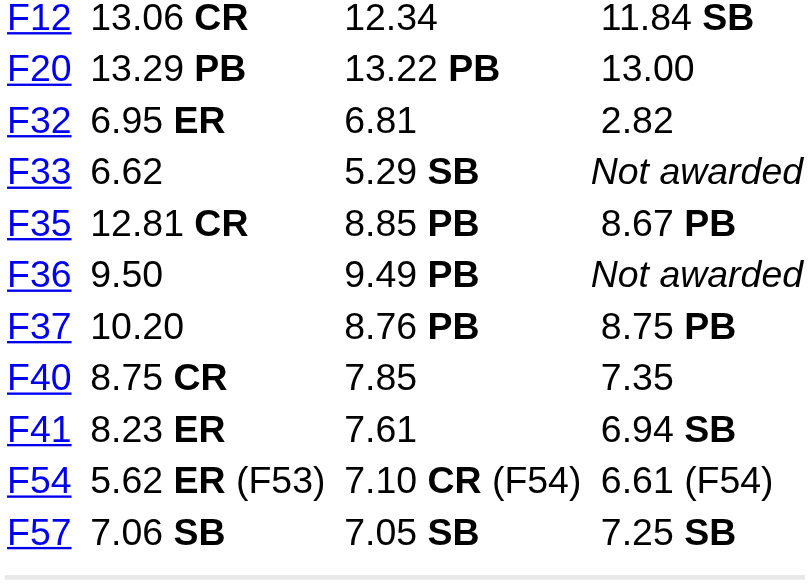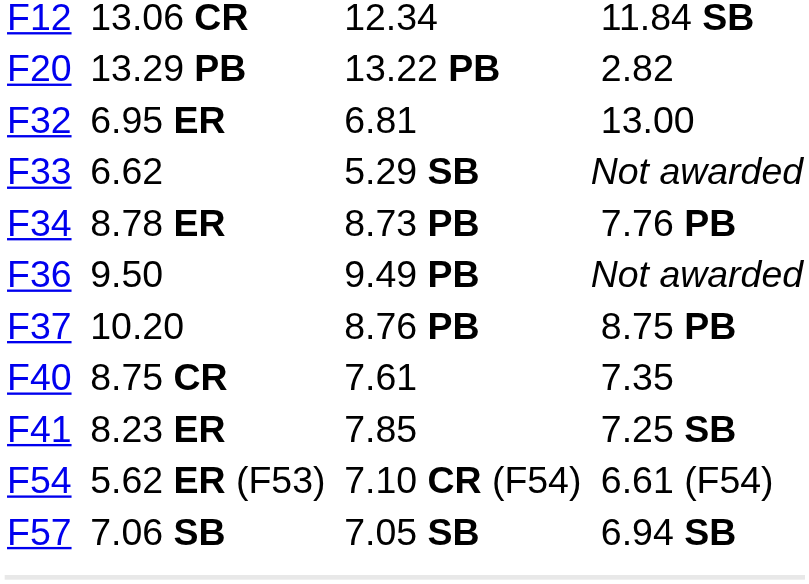(648, 68) 13.00 -> (637, 68) 2.82
(637, 120) 2.82 -> (648, 120) 13.00
+ row: (39, 223)
- row: (39, 223)
(381, 377) 7.85 -> (381, 377) 7.61
(381, 429) 7.61 -> (381, 429) 7.85
(669, 429) 6.94 SB -> (669, 429) 7.25 SB
(669, 532) 7.25 SB -> (669, 532) 6.94 SB
